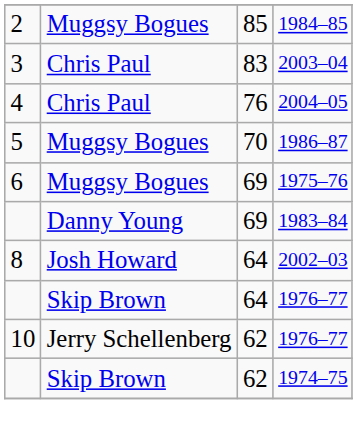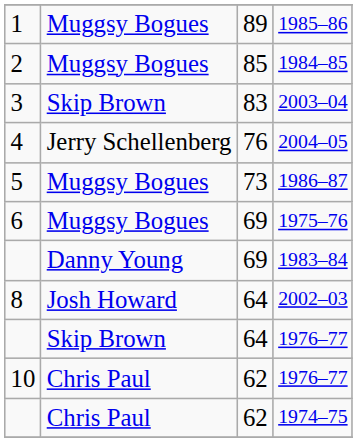+ row: (17, 24)
(99, 63) Chris Paul -> (106, 102) Skip Brown
(99, 102) Chris Paul -> (139, 142) Jerry Schellenberg
(255, 142) 70 -> (255, 181) 73
(139, 338) Jerry Schellenberg -> (99, 378) Chris Paul
(106, 378) Skip Brown -> (99, 417) Chris Paul
